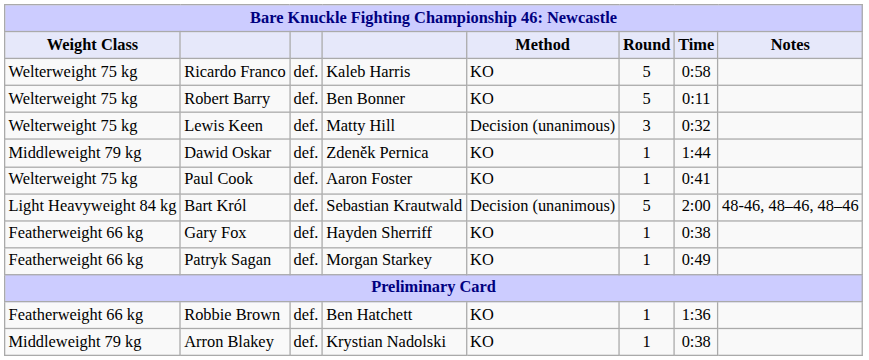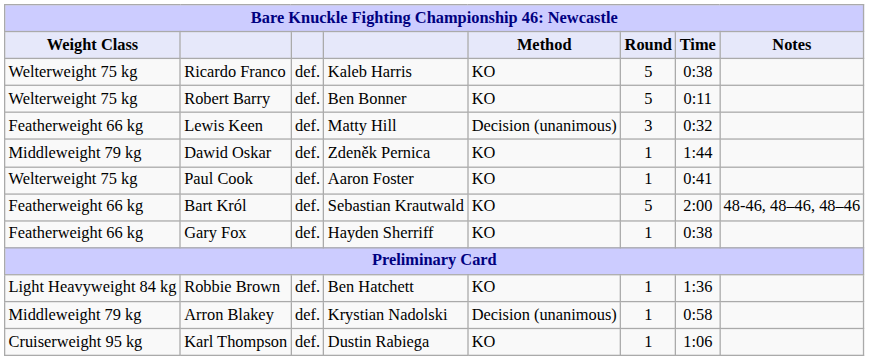(696, 71) 0:58 -> (698, 71) 0:38
(73, 125) Welterweight 75 kg -> (76, 125) Featherweight 66 kg
(92, 206) Light Heavyweight 84 kg -> (76, 206) Featherweight 66 kg
(543, 206) Decision (unanimous) -> (483, 206) KO
- row: (228, 260)
(76, 314) Featherweight 66 kg -> (92, 287) Light Heavyweight 84 kg
(482, 341) KO -> (544, 314) Decision (unanimous)
(696, 341) 0:38 -> (698, 314) 0:58
+ row: (236, 341)
